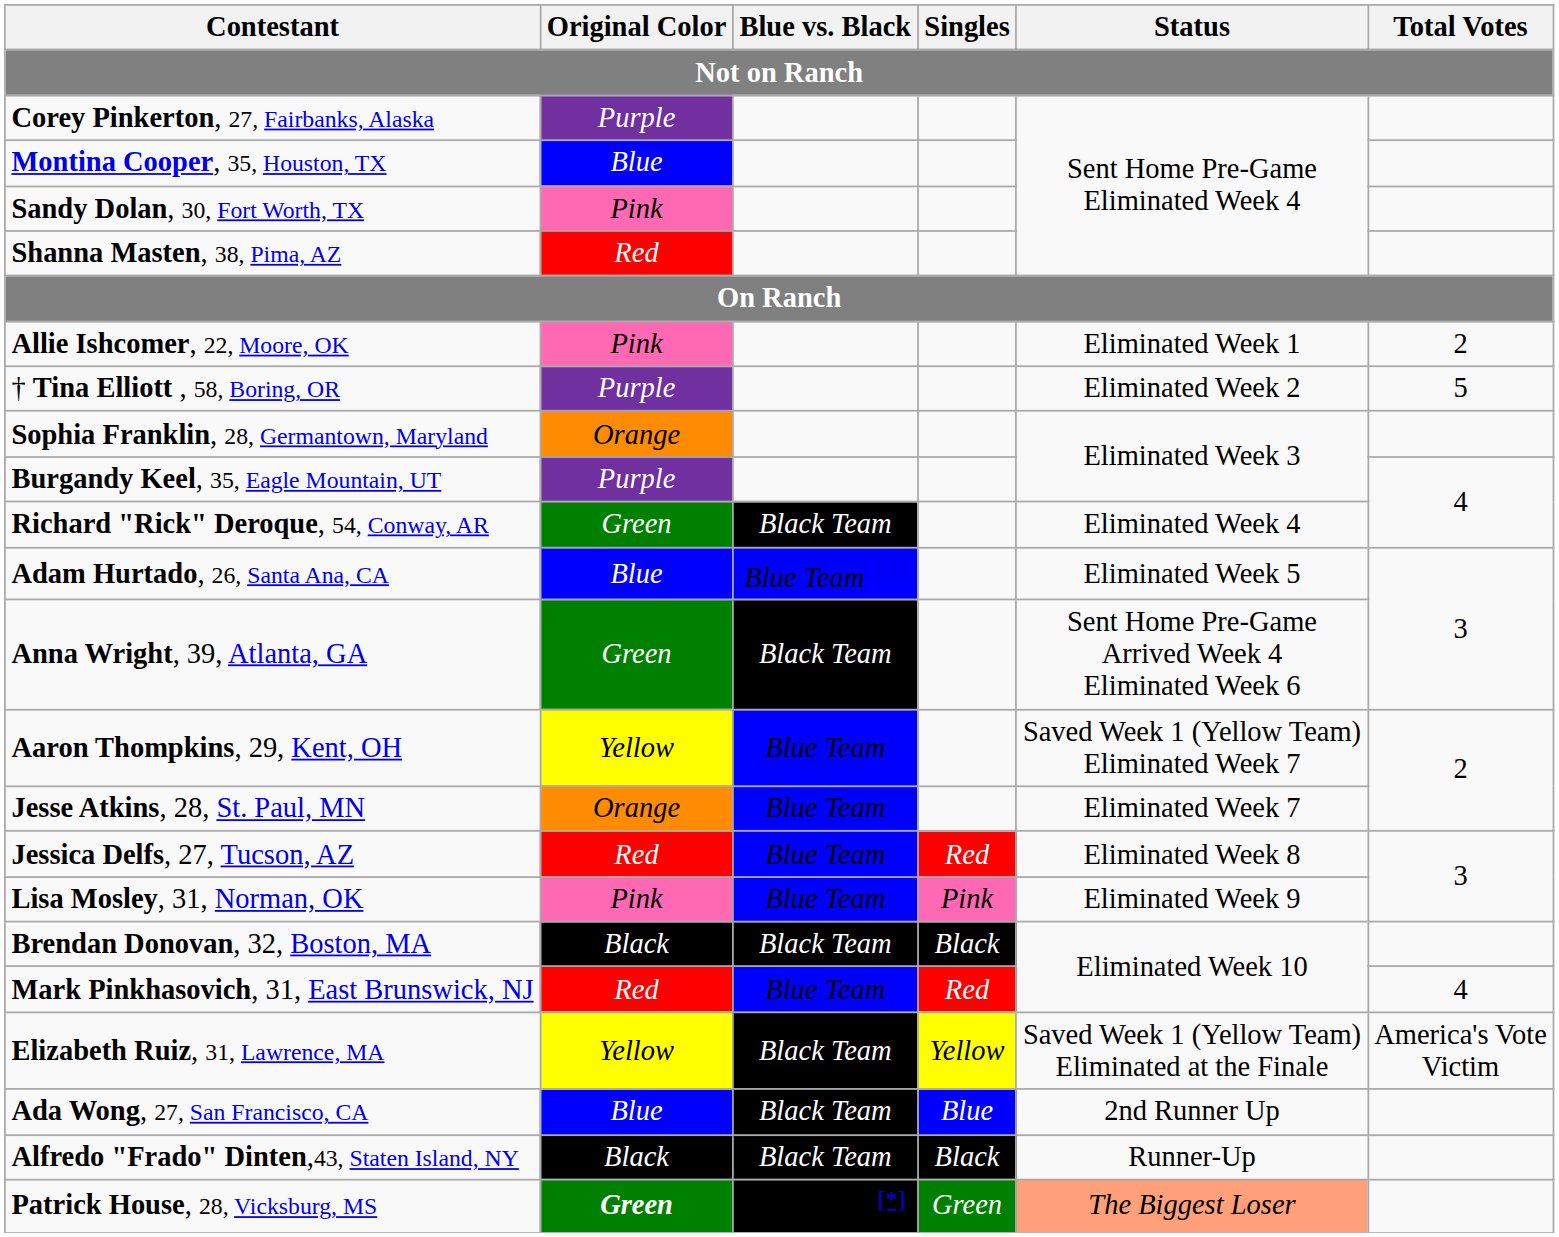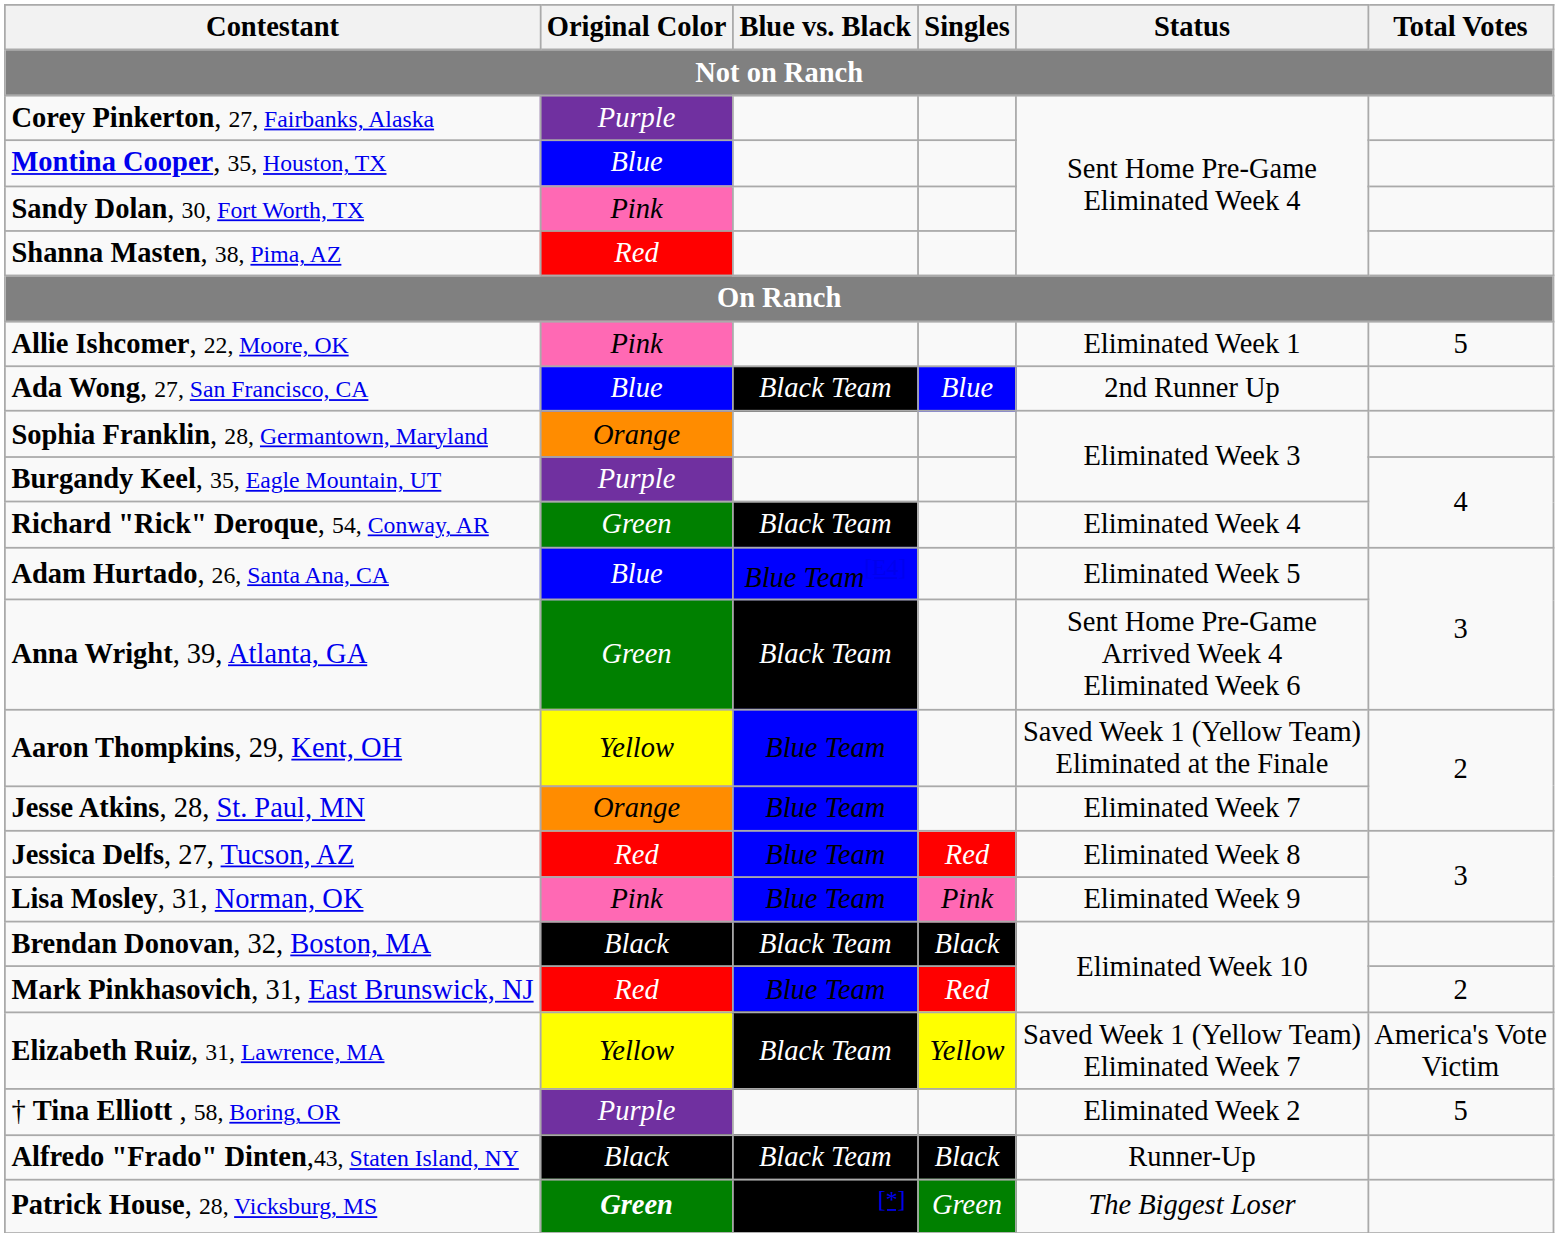(1461, 343) 2 -> (1461, 343) 5
rows swapped: (176, 388) <-> (190, 1111)
(1192, 747) Saved Week 1 (Yellow Team) Eliminated Week 7 -> (1192, 747) Saved Week 1 (Yellow Team) Eliminated at the Finale
(1461, 989) 4 -> (1461, 989) 2
(1192, 1050) Saved Week 1 (Yellow Team) Eliminated at the Finale -> (1192, 1050) Saved Week 1 (Yellow Team) Eliminated Week 7
(1192, 1205) lightsalmon background -> (1192, 1205) no background
